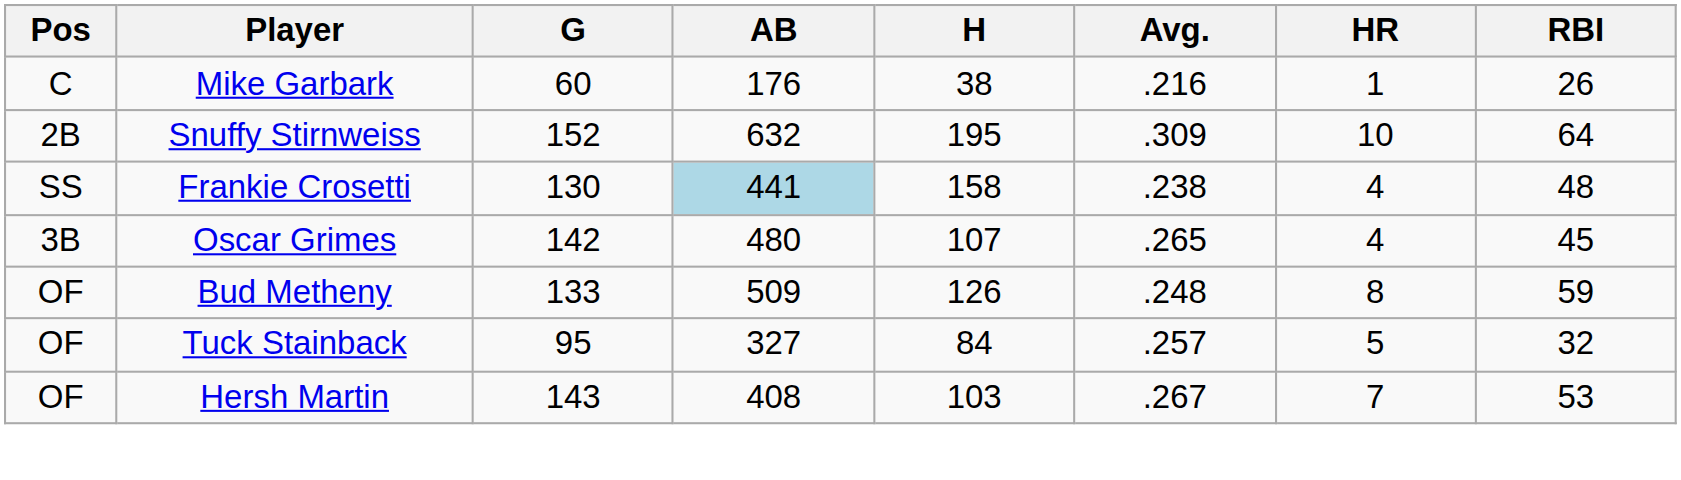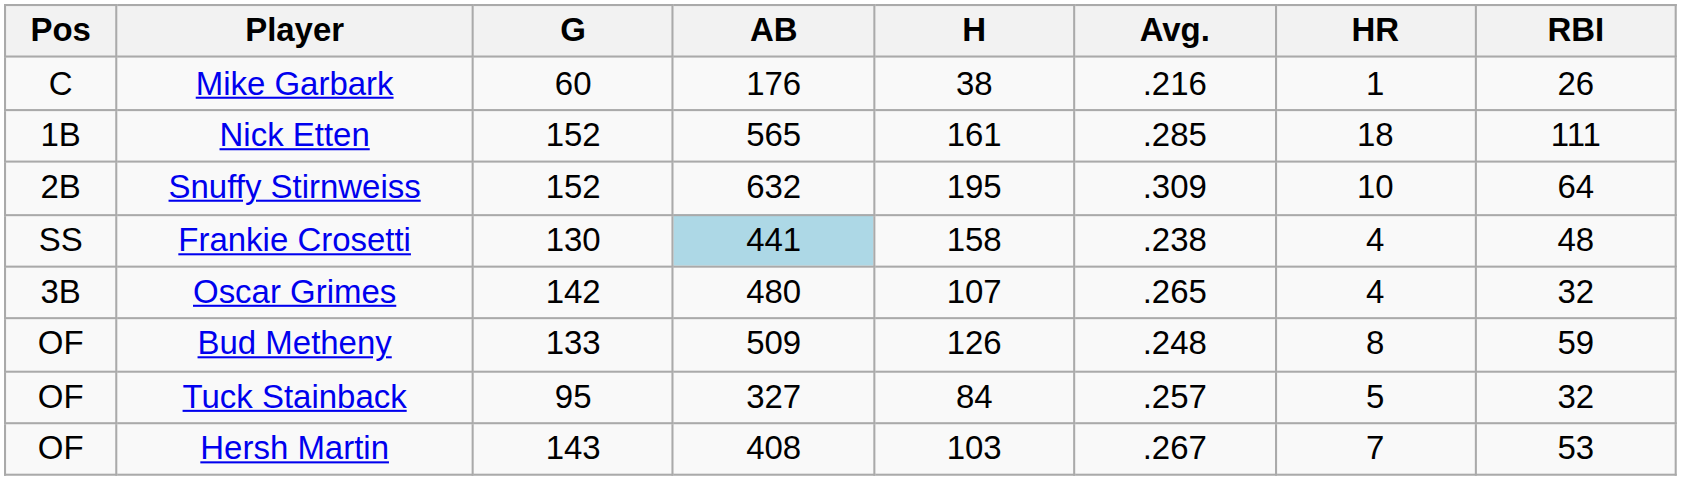+ row: (295, 135)
(1576, 239) 45 -> (1576, 291) 32
